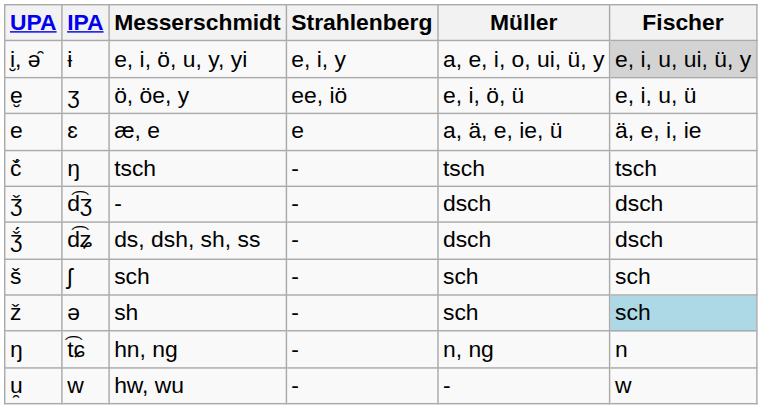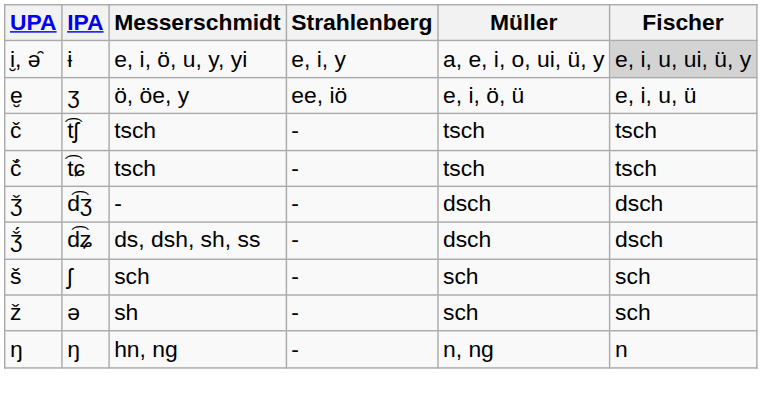- row: (16, 131)
+ row: (16, 131)
(74, 167) ŋ -> (76, 167) t͡ɕ
(633, 312) lightblue background -> (633, 312) no background
(76, 349) t͡ɕ -> (74, 349) ŋ
- row: (16, 385)
